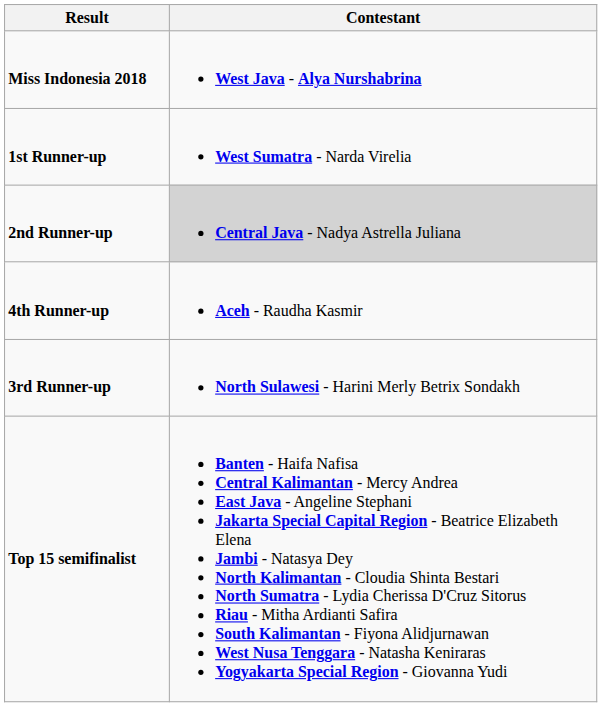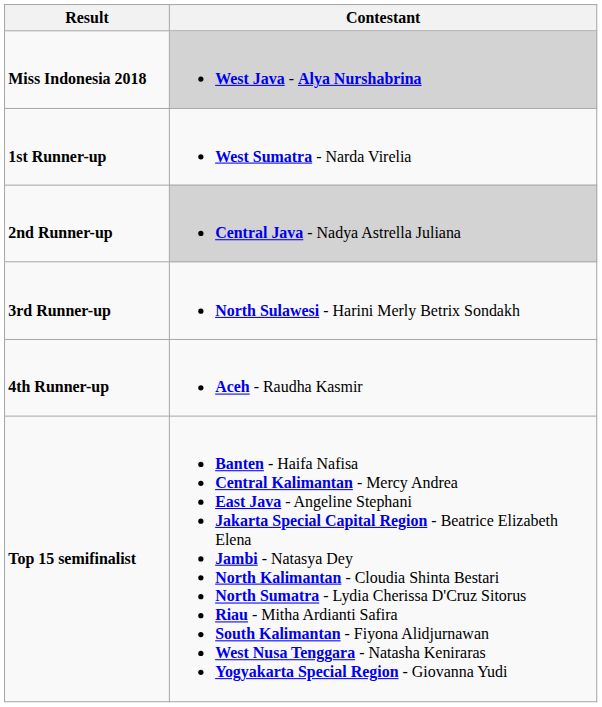(383, 79) no background -> (383, 79) lightgrey background
rows swapped: (60, 387) <-> (59, 310)
